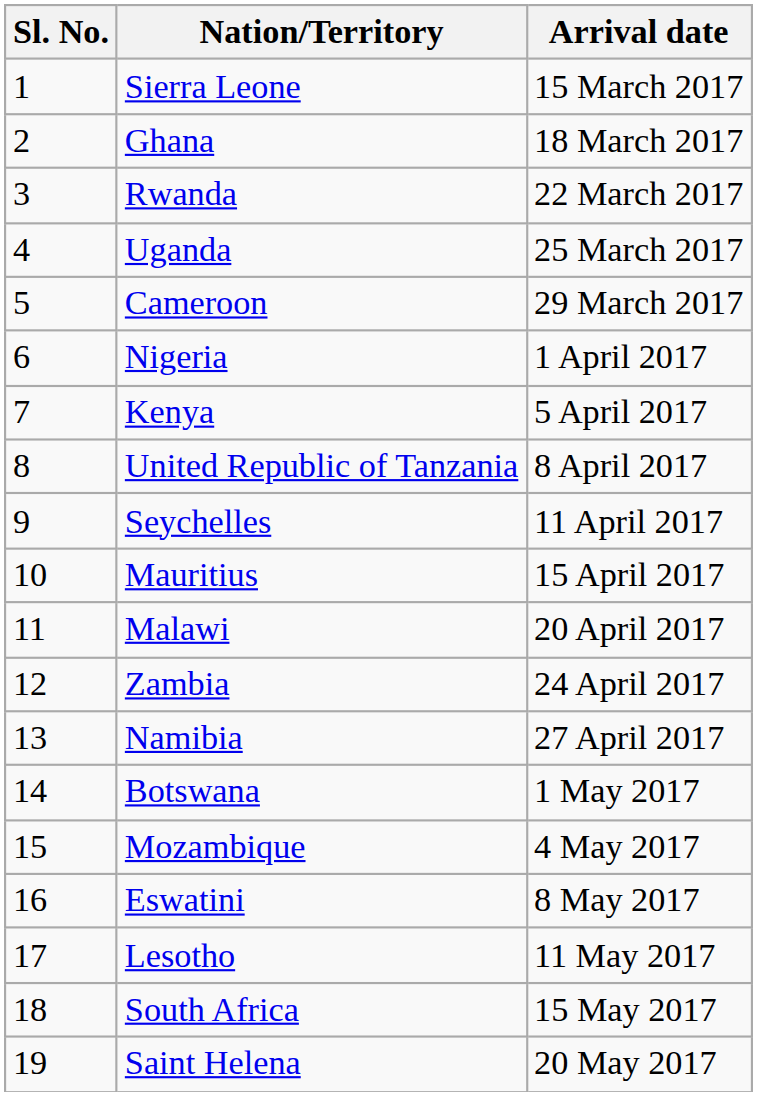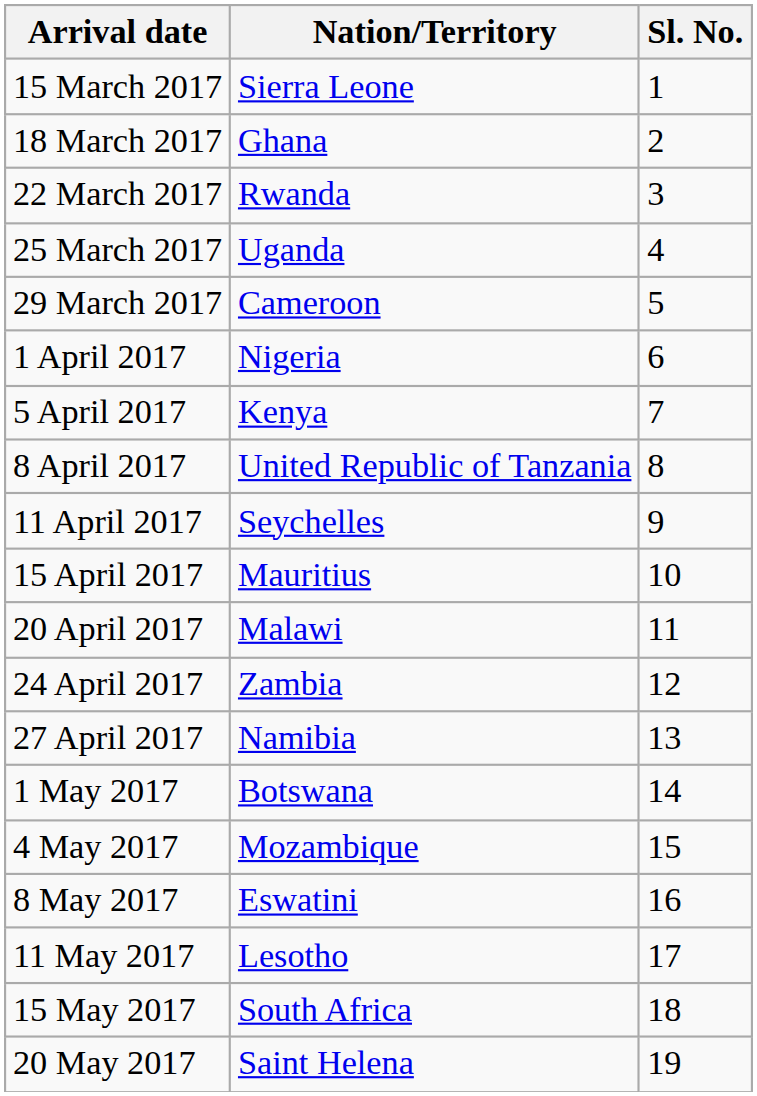columns swapped: (61, 31) <-> (639, 31)
